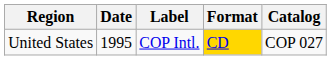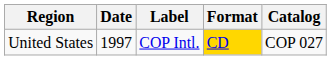(116, 42) 1995 -> (116, 42) 1997
